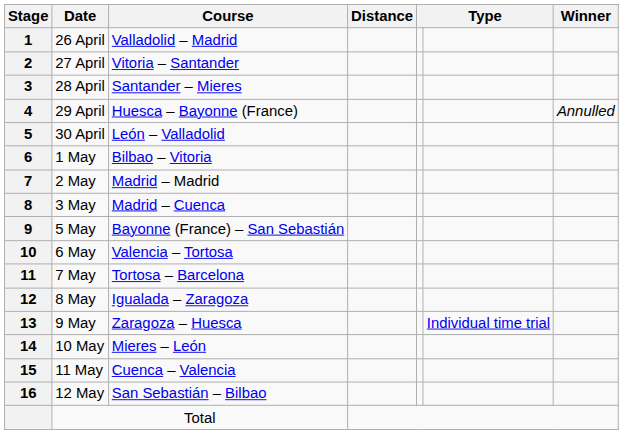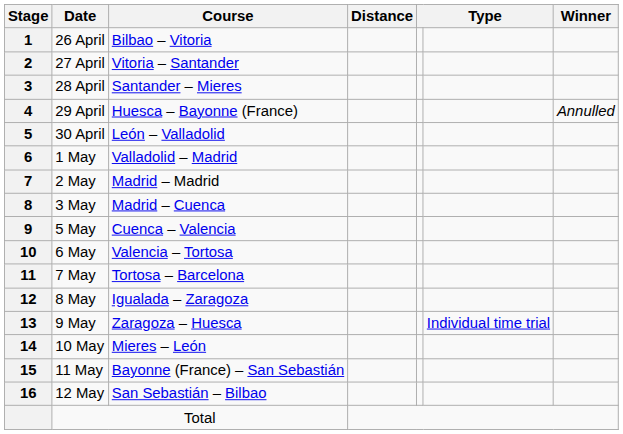(175, 39) Valladolid – Madrid -> (162, 39) Bilbao – Vitoria
(162, 157) Bilbao – Vitoria -> (175, 157) Valladolid – Madrid
(228, 228) Bayonne (France) – San Sebastián -> (174, 228) Cuenca – Valencia
(174, 370) Cuenca – Valencia -> (228, 370) Bayonne (France) – San Sebastián
